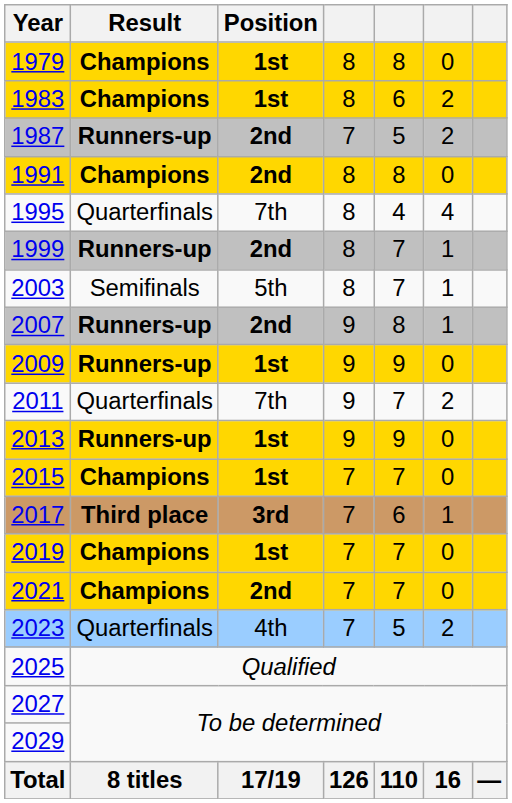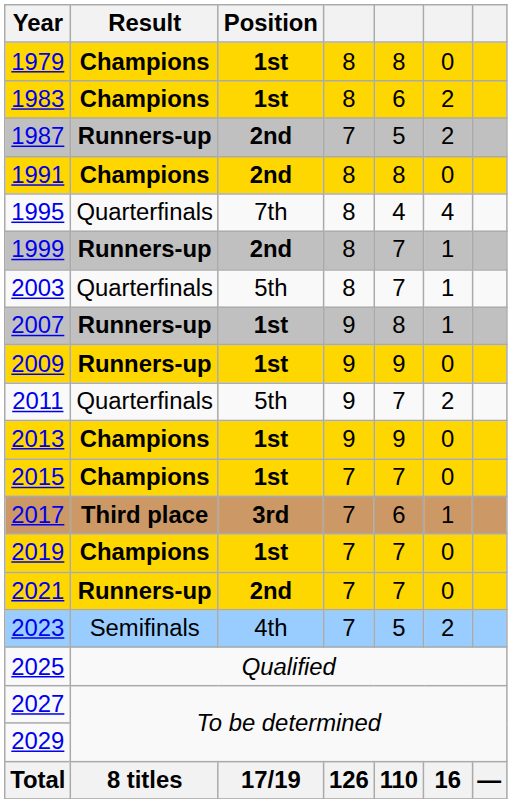(145, 288) Semifinals -> (145, 288) Quarterfinals
(271, 325) 2nd -> (271, 325) 1st
(271, 401) 7th -> (271, 401) 5th
(145, 439) Runners-up -> (145, 439) Champions
(145, 590) Champions -> (145, 590) Runners-up
(145, 628) Quarterfinals -> (145, 628) Semifinals
